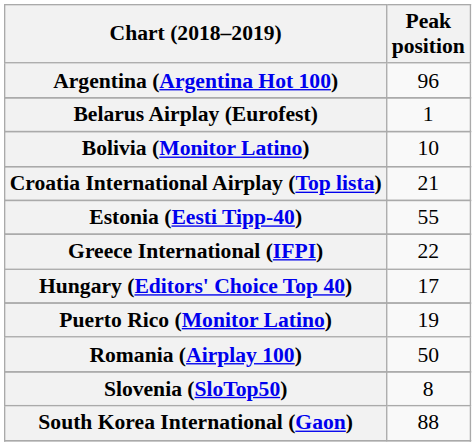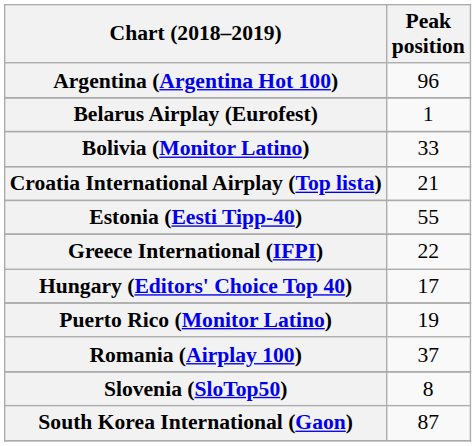(428, 148) 10 -> (428, 148) 33
(428, 354) 50 -> (428, 354) 37
(428, 422) 88 -> (428, 422) 87
